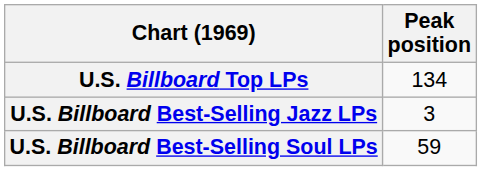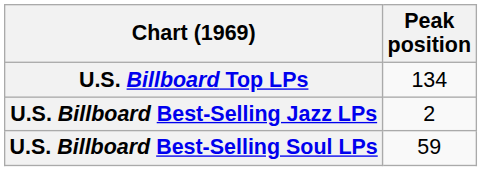(429, 113) 3 -> (429, 113) 2
